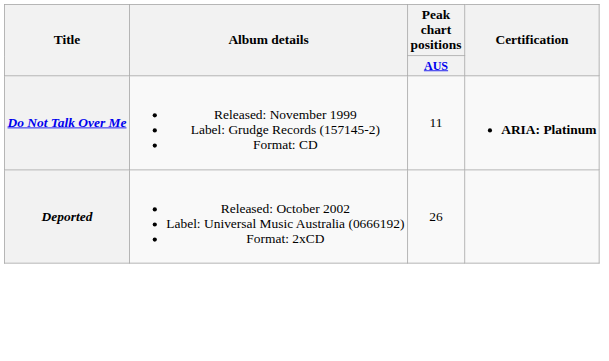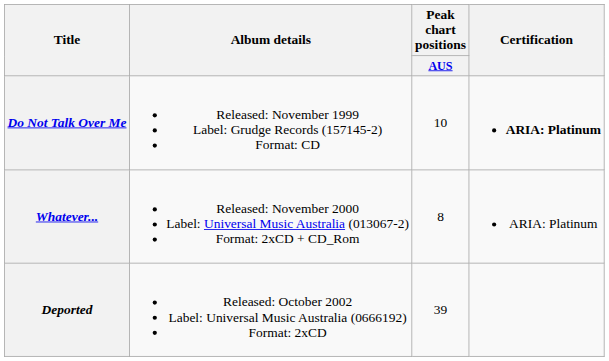(436, 122) 11 -> (440, 122) 10
+ row: (67, 216)
(436, 216) 26 -> (440, 309) 39
